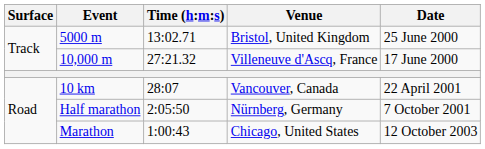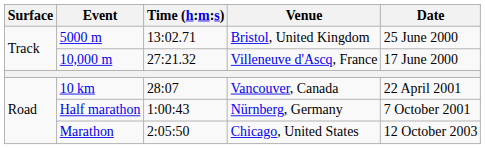(168, 110) 2:05:50 -> (168, 110) 1:00:43
(168, 132) 1:00:43 -> (168, 132) 2:05:50
